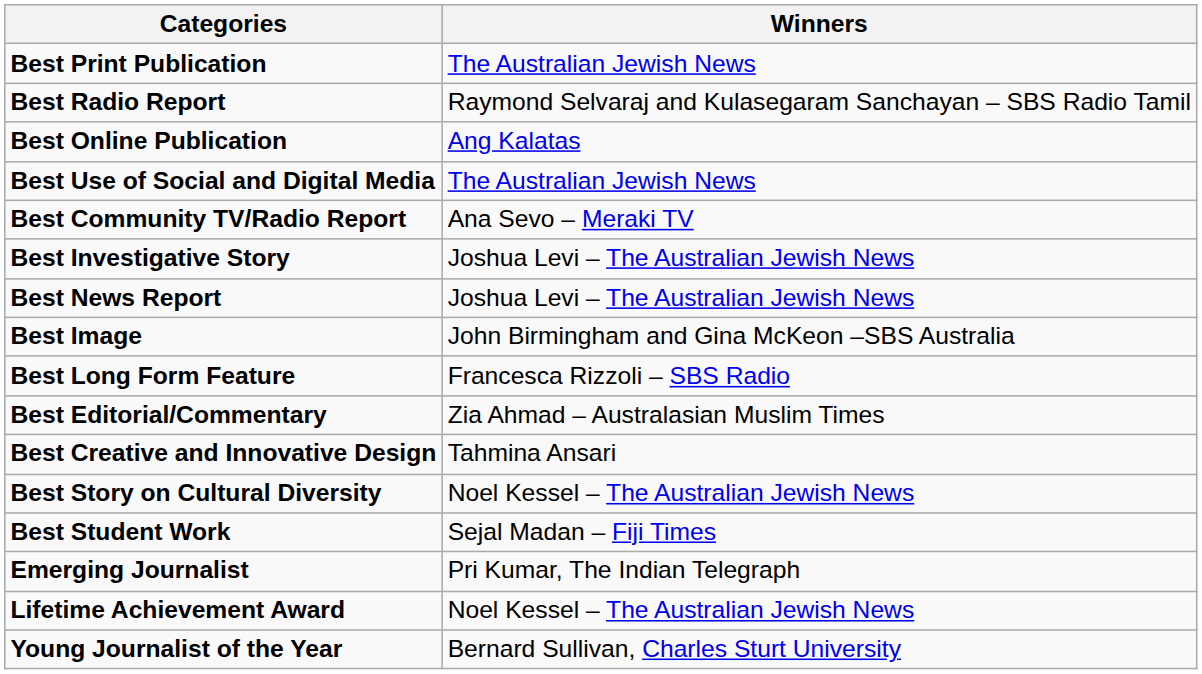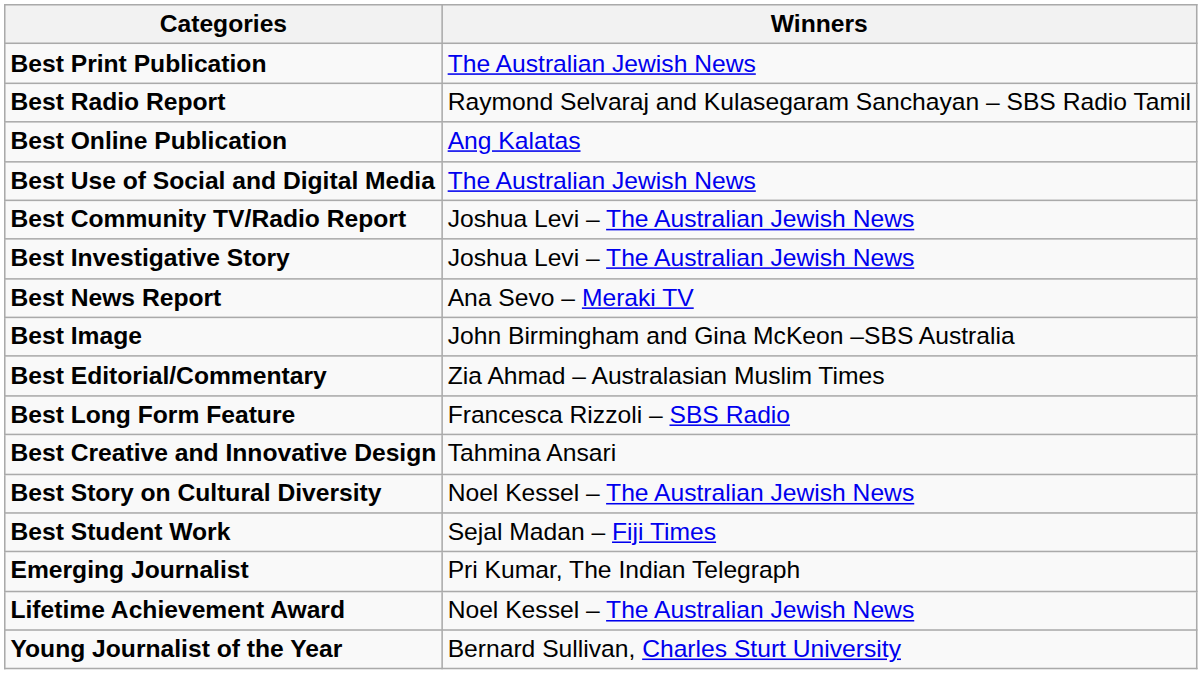(571, 219) Ana Sevo – Meraki TV -> (681, 219) Joshua Levi – The Australian Jewish News
(681, 297) Joshua Levi – The Australian Jewish News -> (571, 297) Ana Sevo – Meraki TV
rows swapped: (153, 375) <-> (169, 414)
